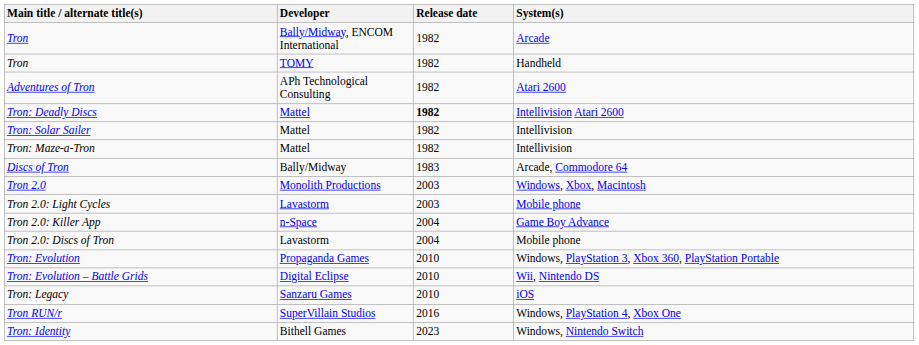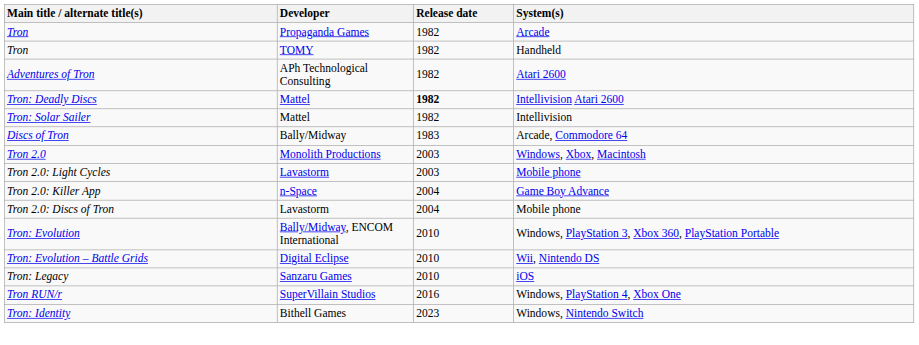(336, 38) Bally/Midway, ENCOM International -> (324, 31) Propaganda Games
- row: (51, 149)
(324, 258) Propaganda Games -> (336, 234) Bally/Midway, ENCOM International
